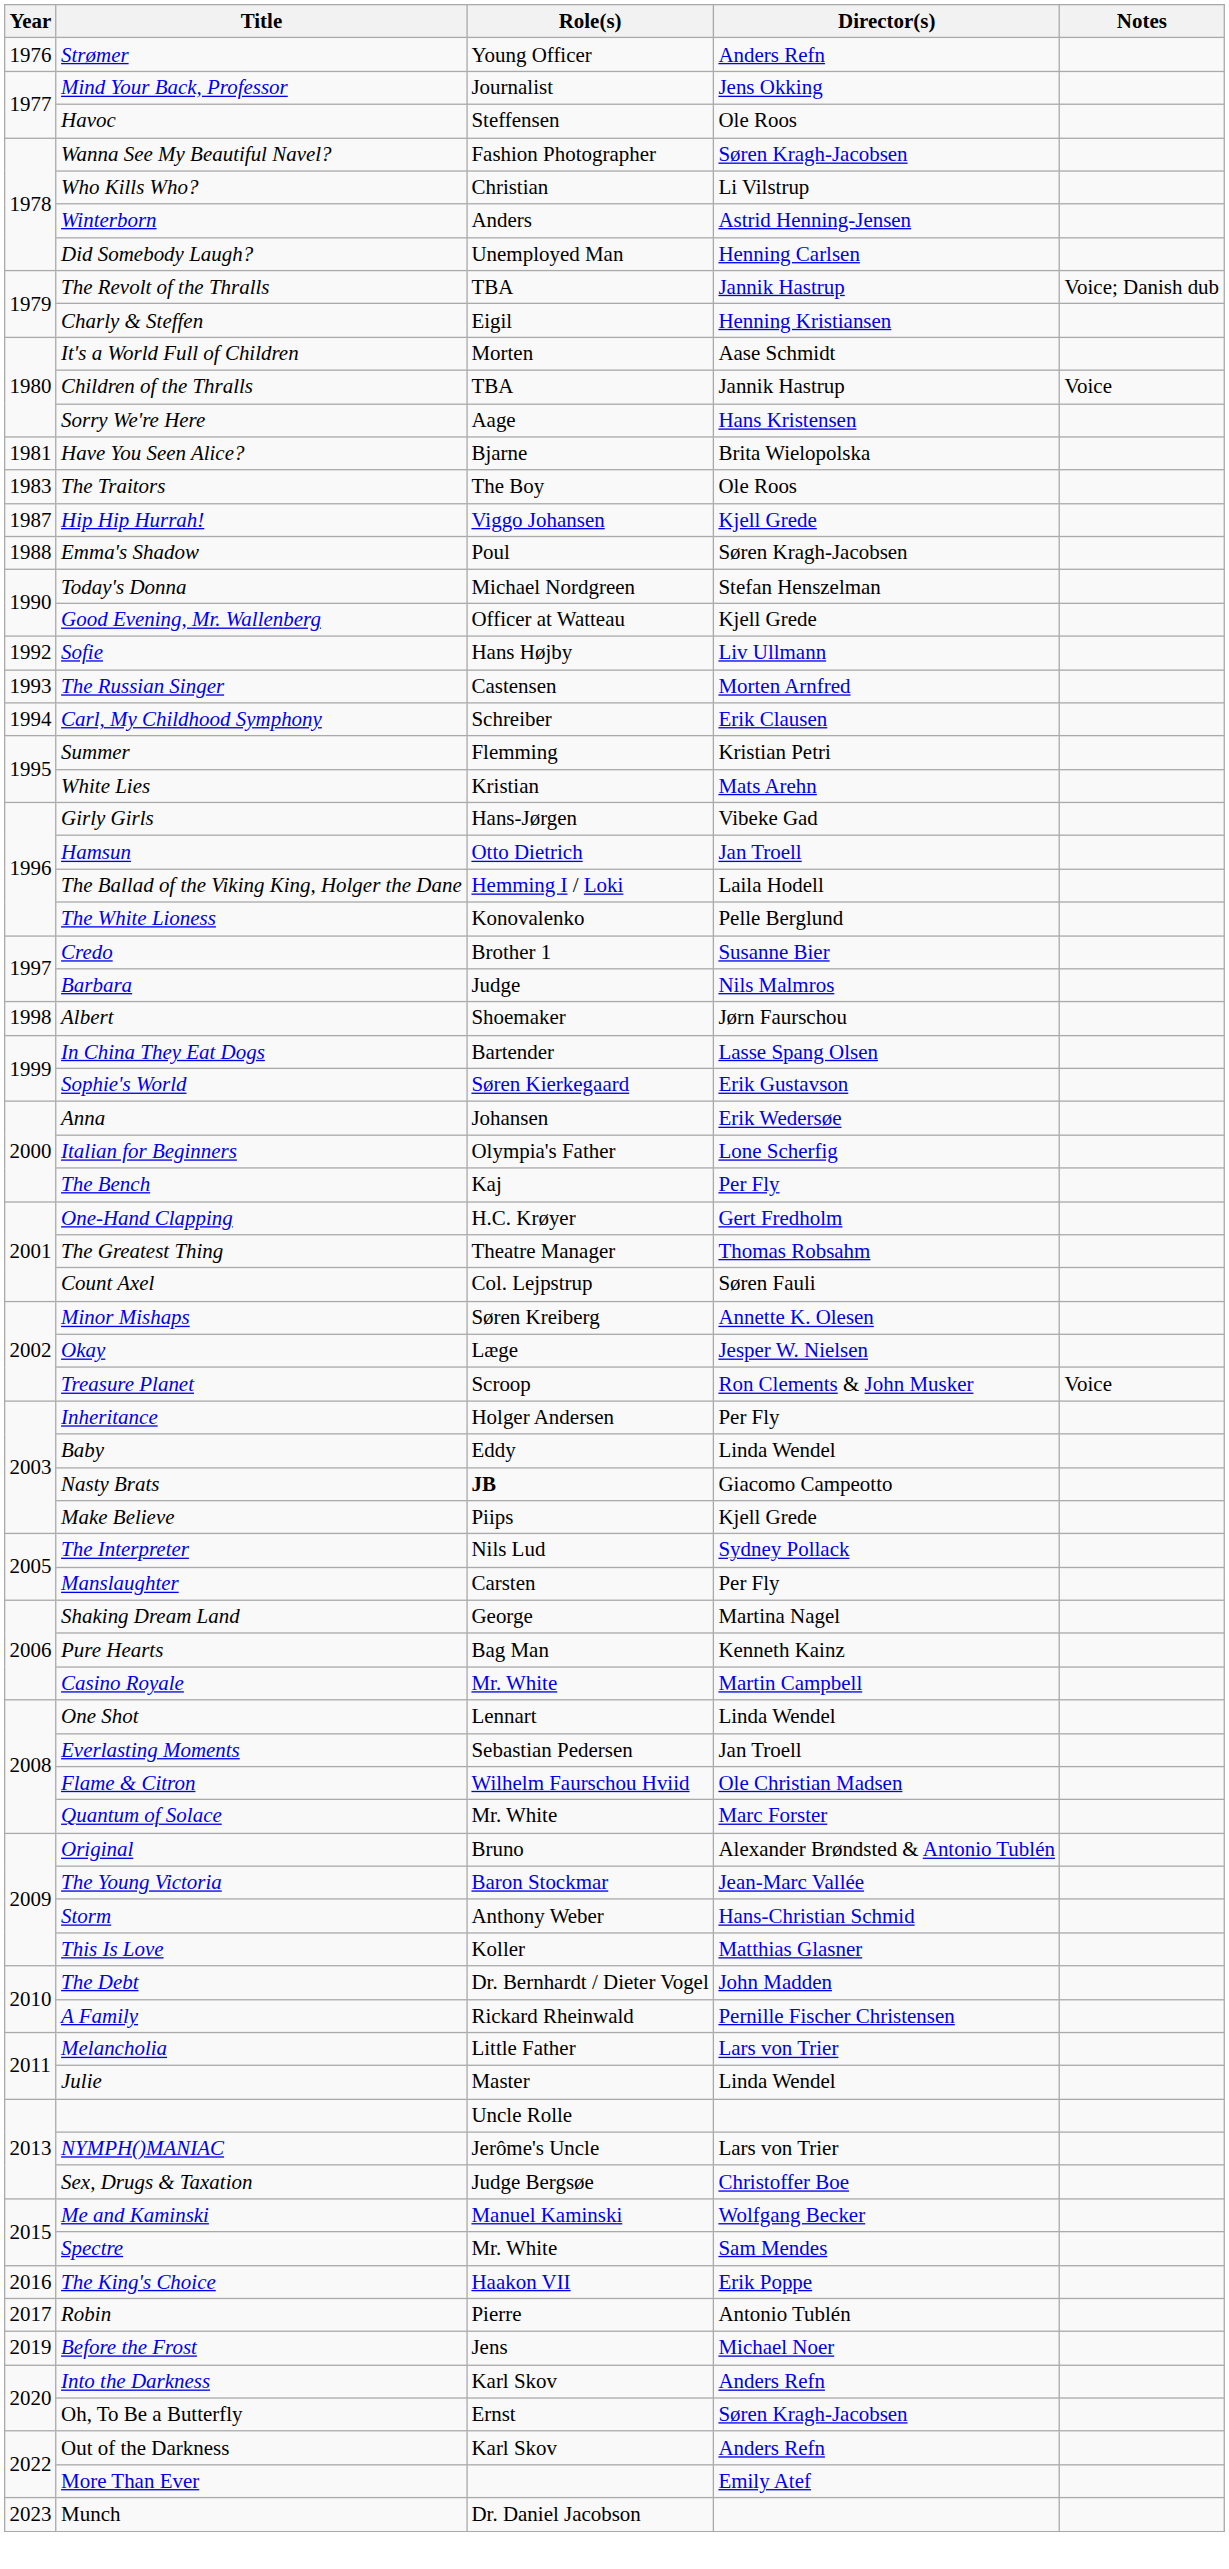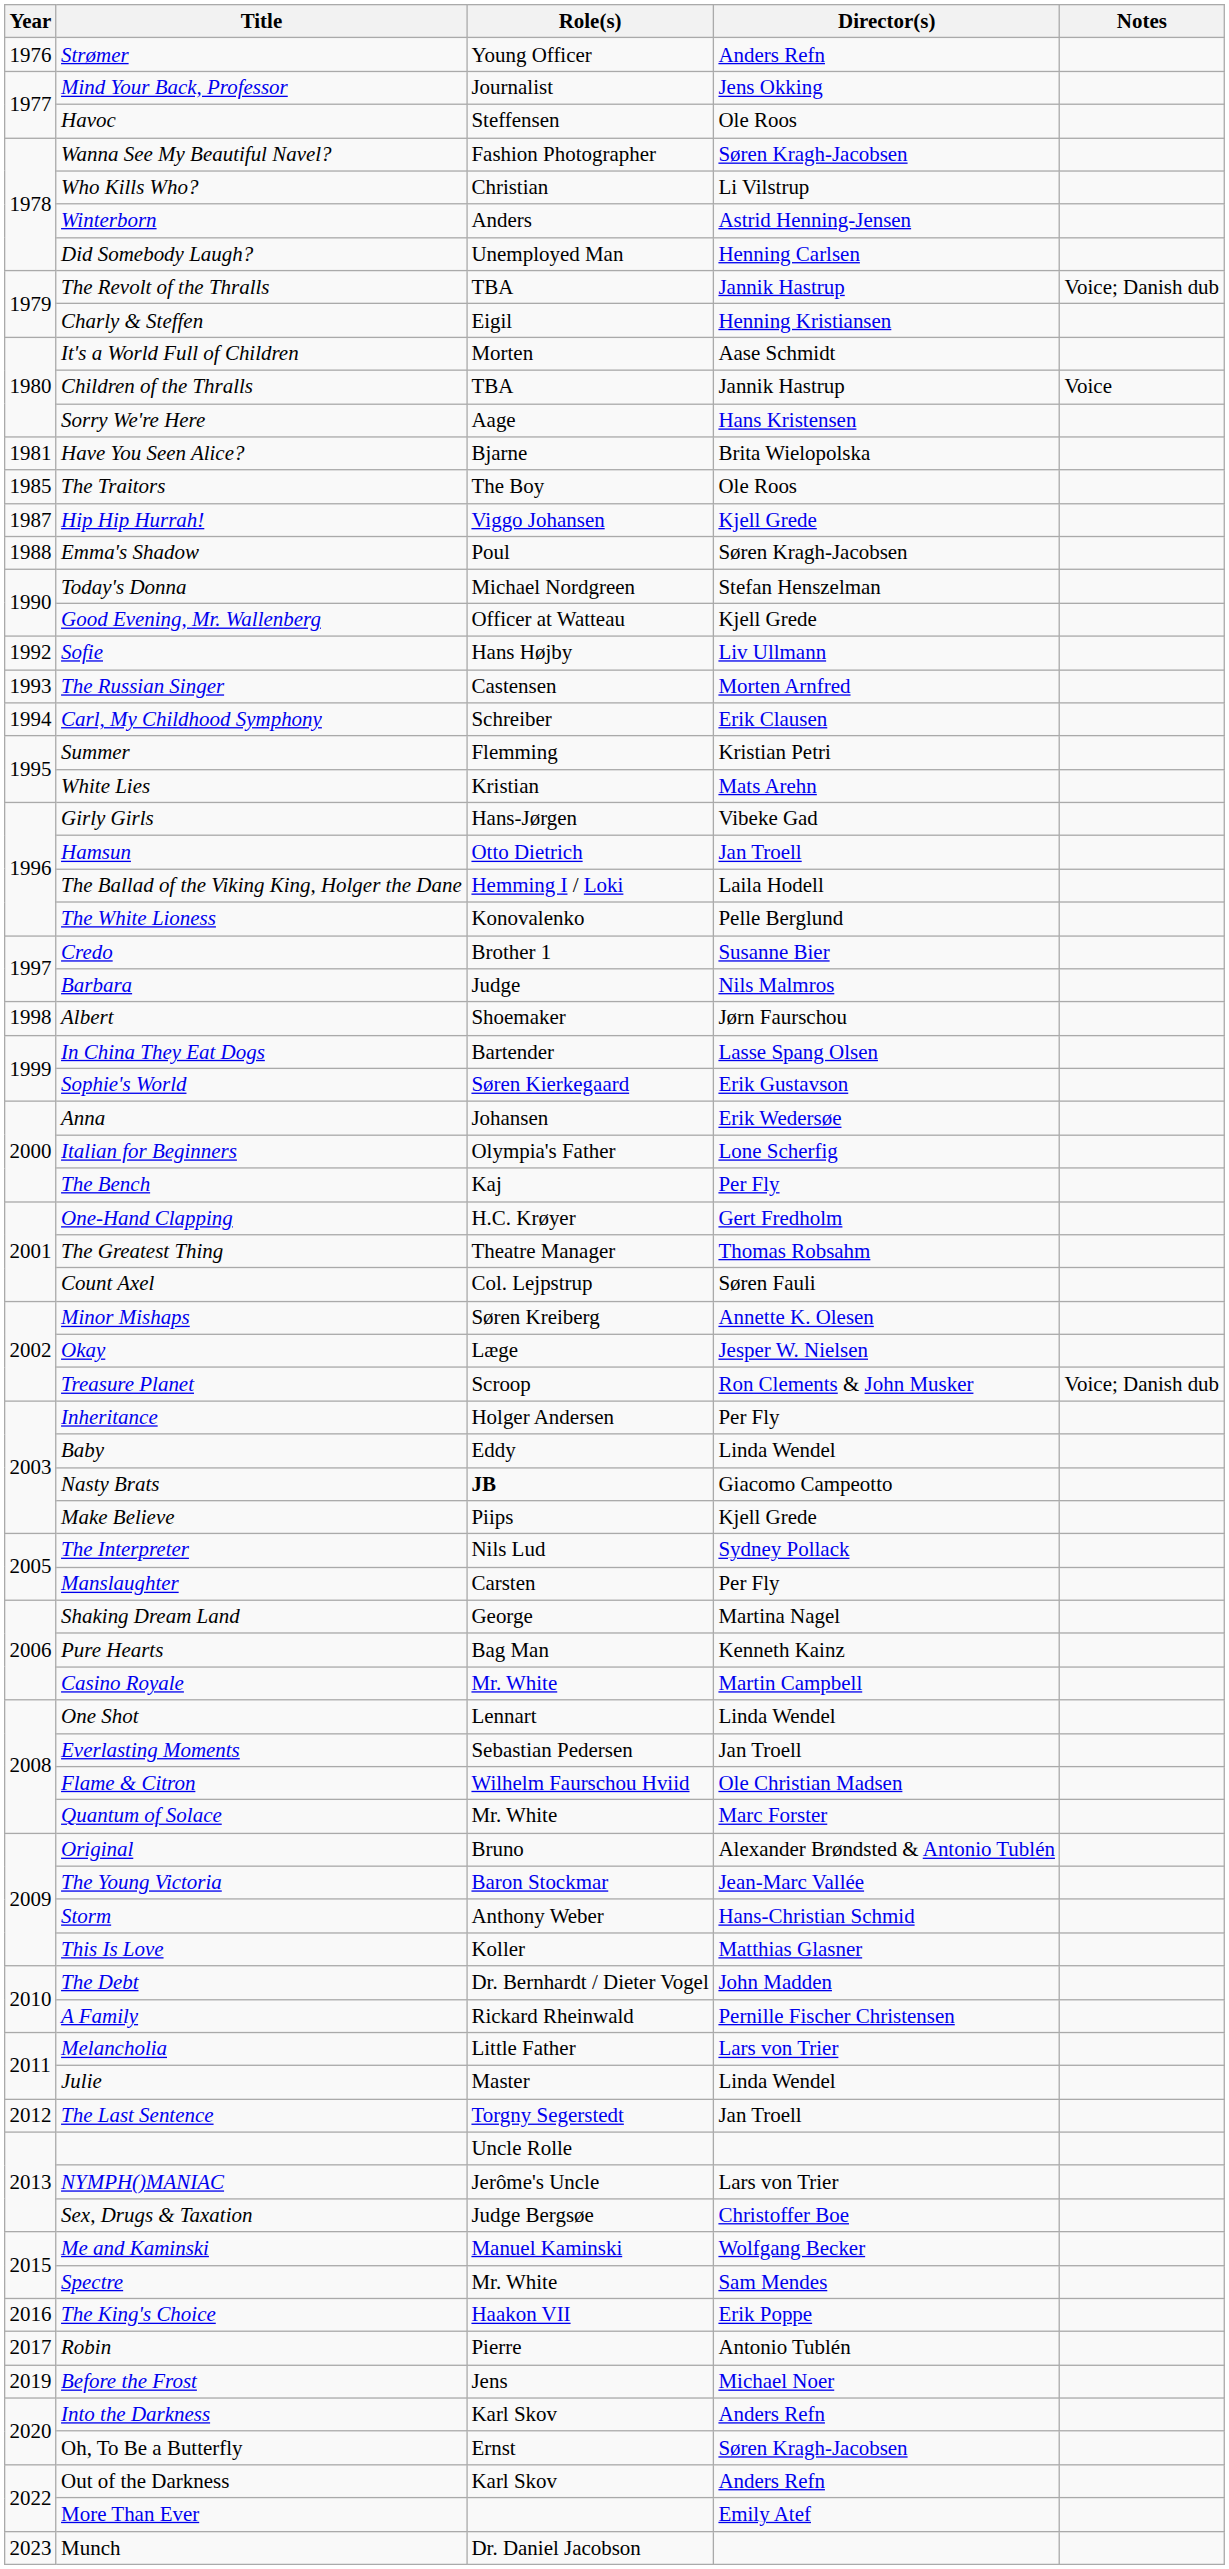(30, 486) 1983 -> (30, 486) 1985
(1088, 1384) Voice -> (1142, 1384) Voice; Danish dub
+ row: (137, 2115)
